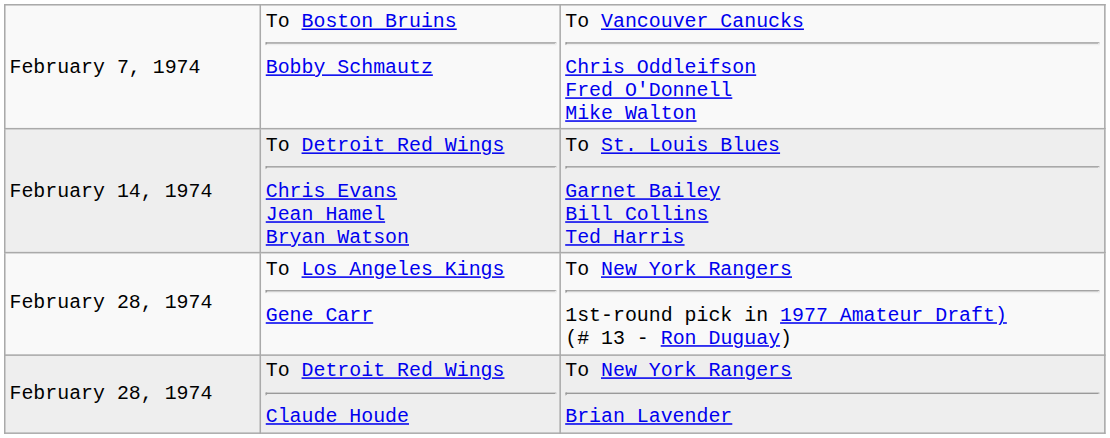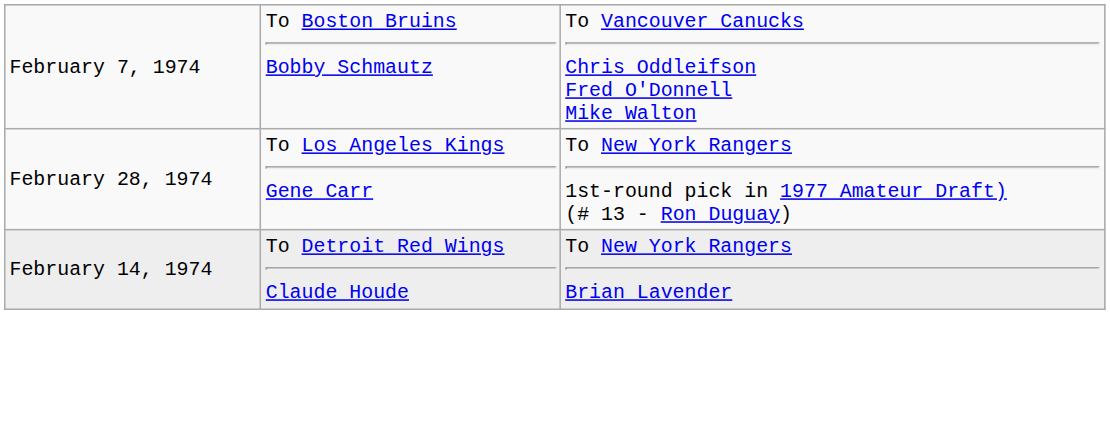- row: (411, 191)
(111, 394) February 28, 1974 -> (111, 269) February 14, 1974
